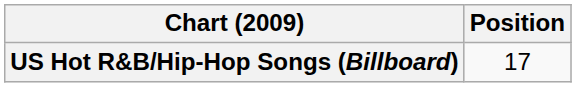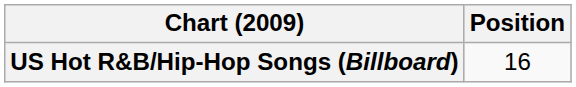(517, 61) 17 -> (517, 61) 16
